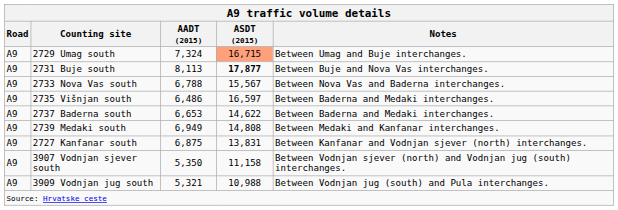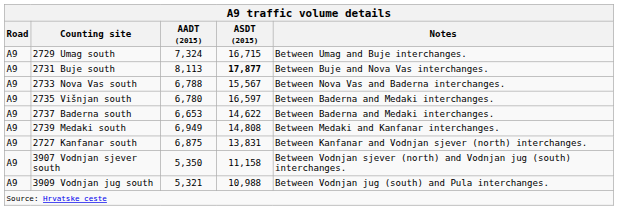(245, 54) lightsalmon background -> (245, 54) no background
(189, 99) 6,486 -> (189, 99) 6,780
